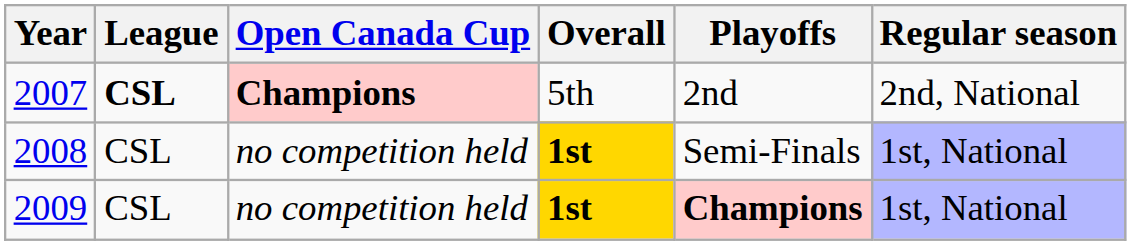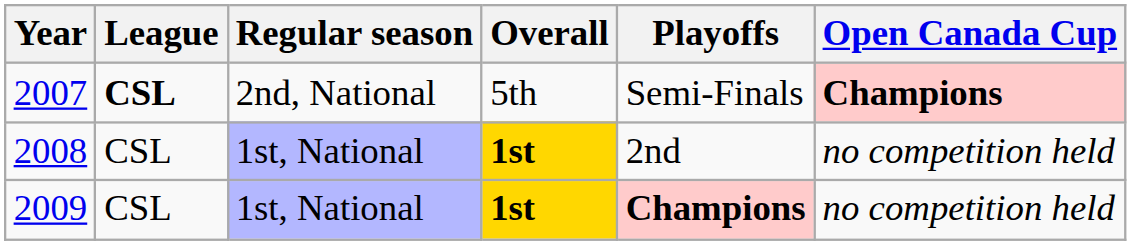columns swapped: (998, 33) <-> (383, 33)
(710, 92) 2nd -> (715, 92) Semi-Finals
(772, 150) Semi-Finals -> (653, 150) 2nd
